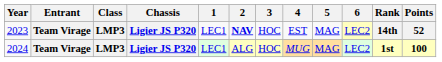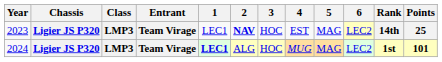columns swapped: (62, 12) <-> (163, 12)
(419, 30) 52 -> (421, 30) 25
(214, 47) normal -> (215, 47) bold
(419, 47) 100 -> (421, 47) 101
